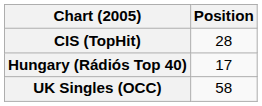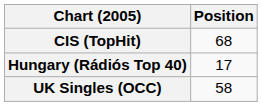(224, 40) 28 -> (224, 40) 68
